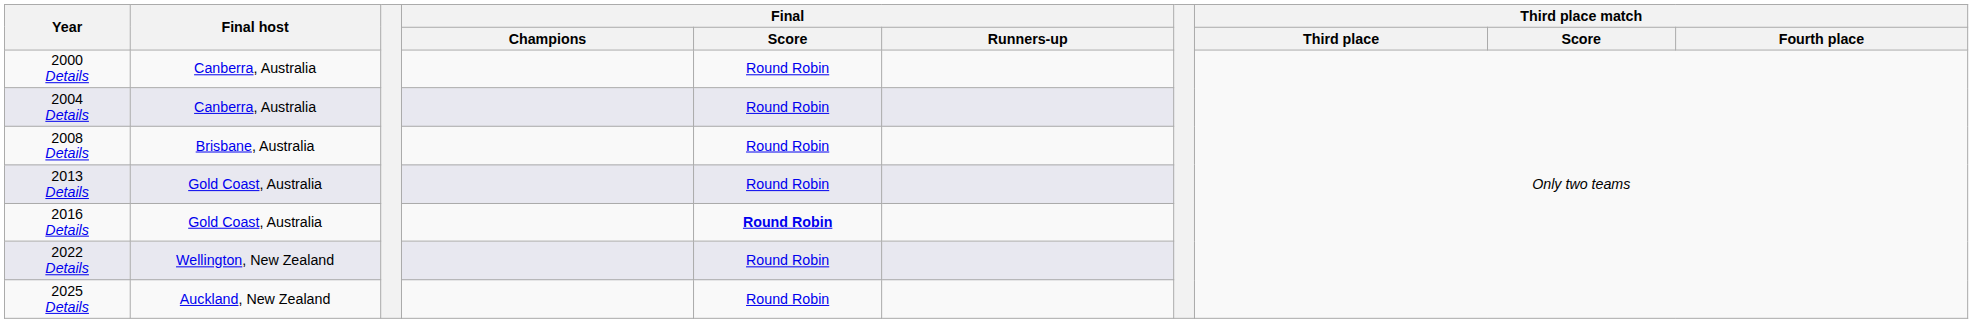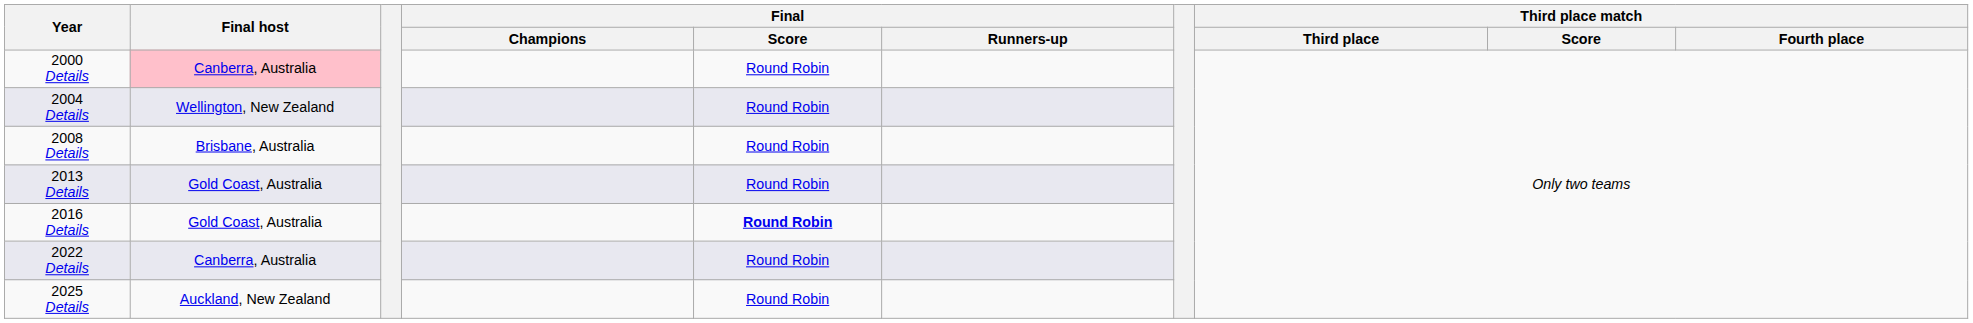(255, 69) no background -> (255, 69) pink background
(255, 107) Canberra, Australia -> (255, 107) Wellington, New Zealand
(255, 261) Wellington, New Zealand -> (255, 261) Canberra, Australia
